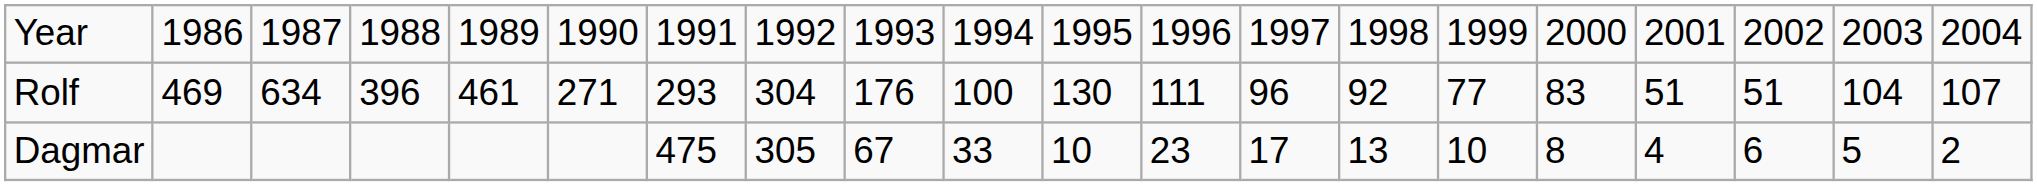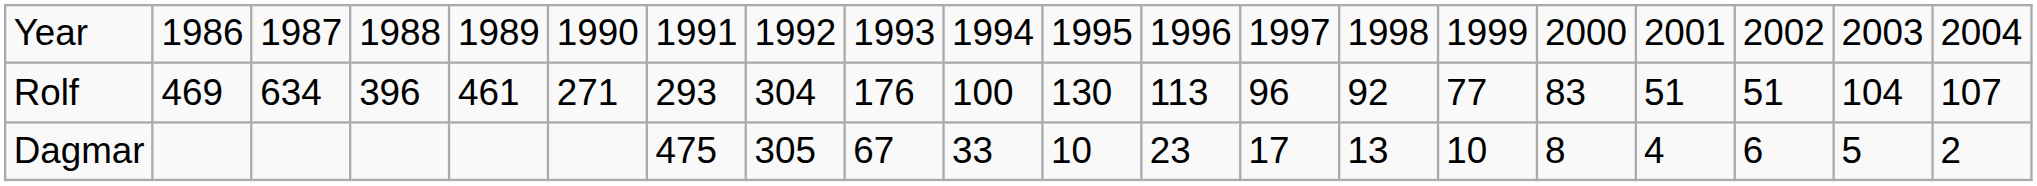(1178, 92) 111 -> (1179, 92) 113
